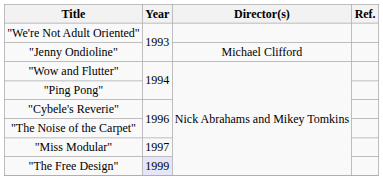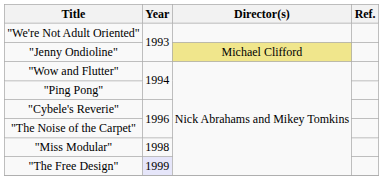(262, 52) no background -> (262, 52) khaki background
(157, 147) 1997 -> (157, 147) 1998
